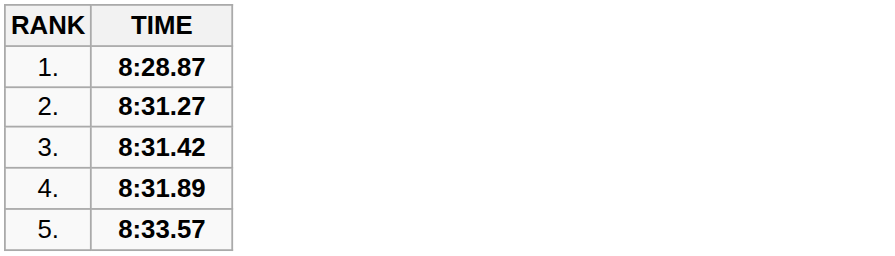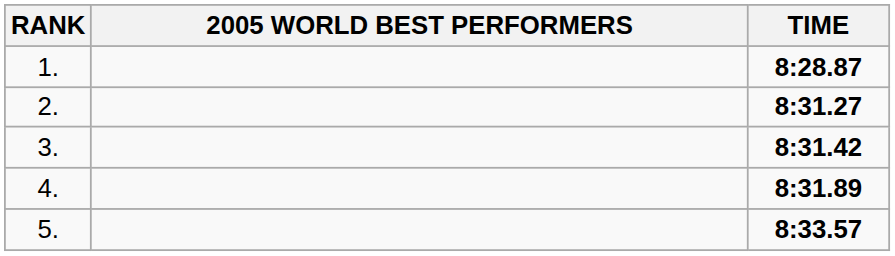+ column: (420, 26)
